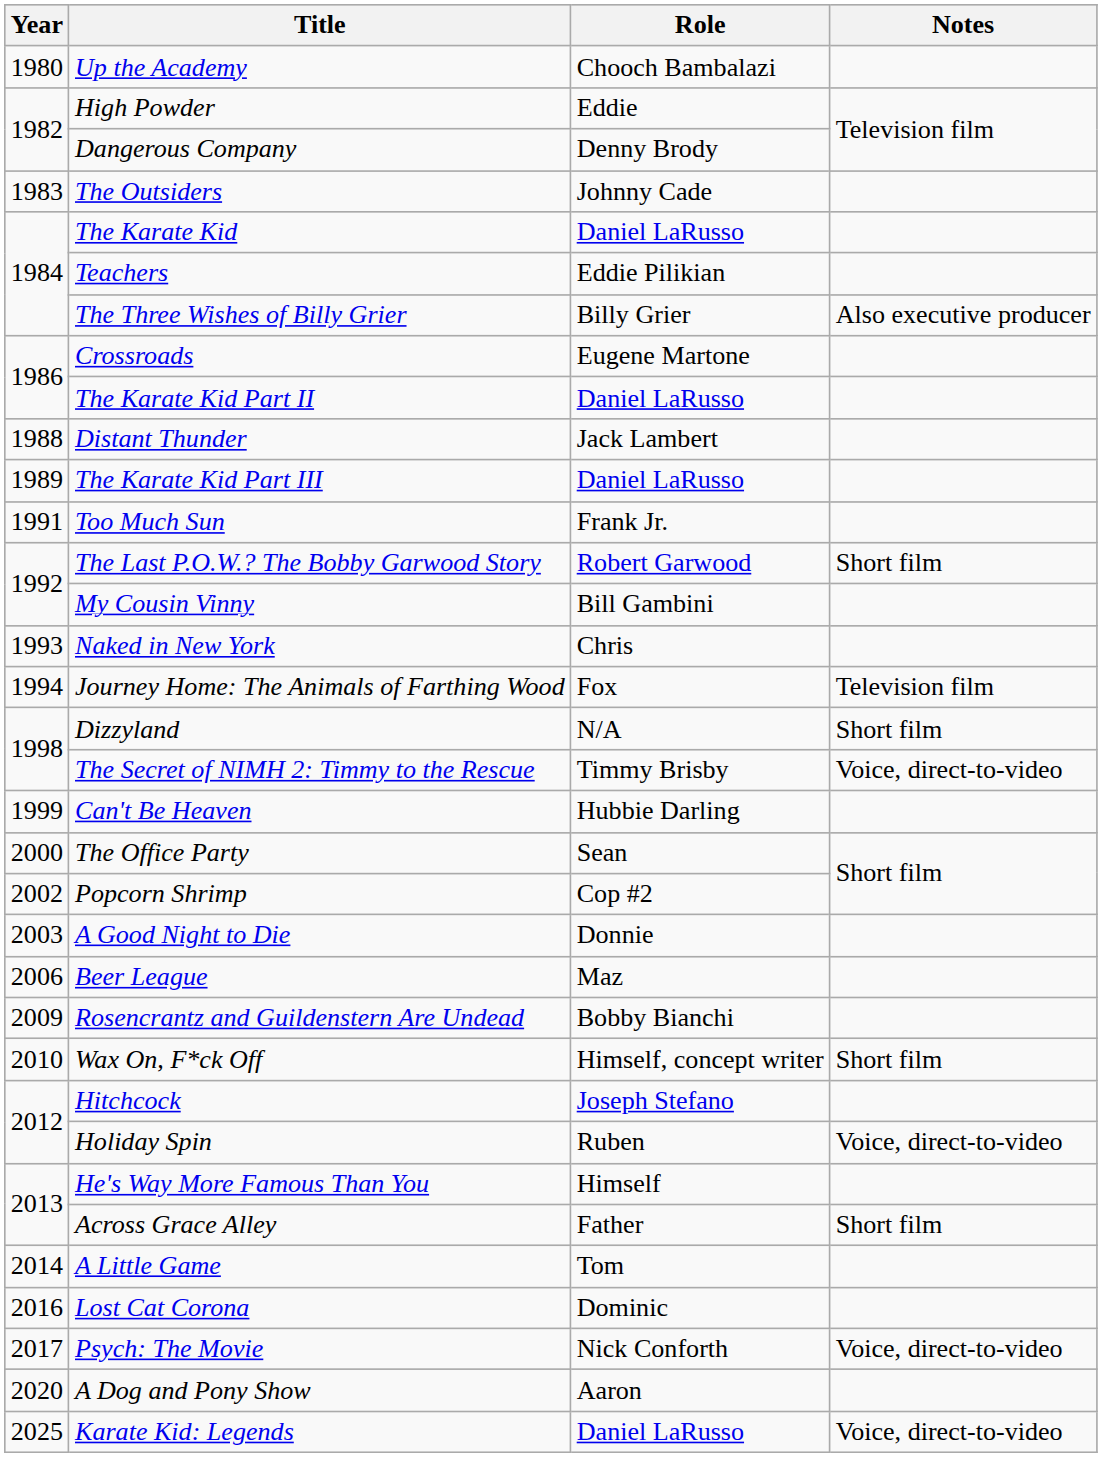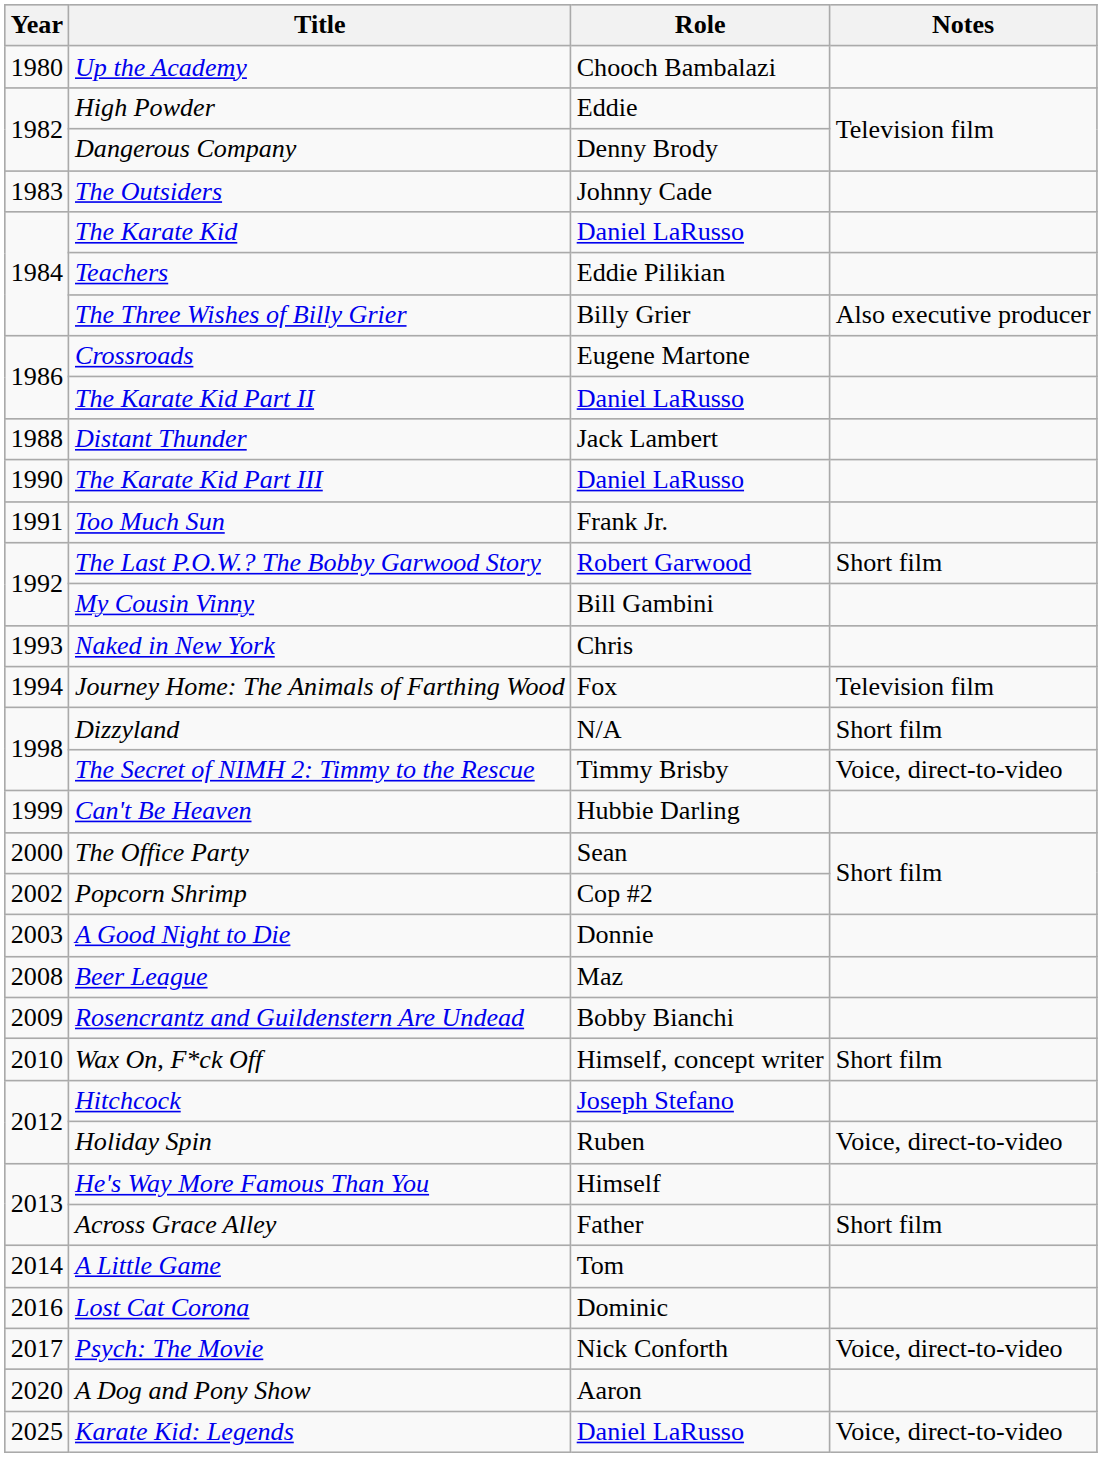(37, 480) 1989 -> (37, 480) 1990
(37, 976) 2006 -> (37, 976) 2008
